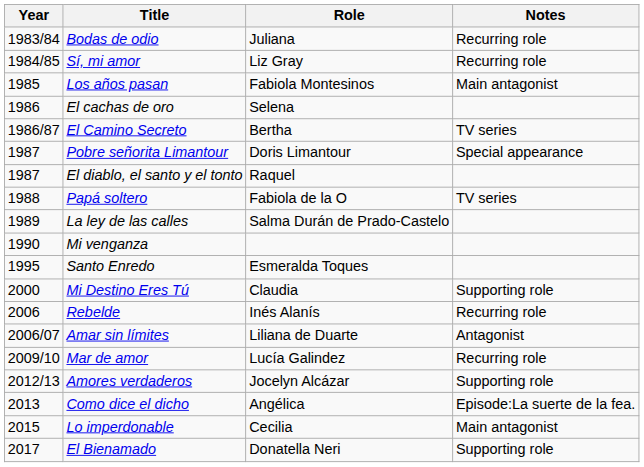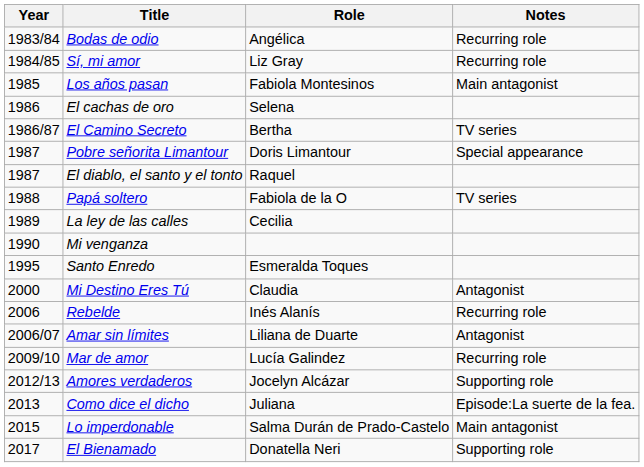(272, 38) Juliana -> (277, 38) Angélica
(349, 221) Salma Durán de Prado-Castelo -> (271, 221) Cecilia
(505, 289) Supporting role -> (490, 289) Antagonist
(277, 404) Angélica -> (272, 404) Juliana
(271, 426) Cecilia -> (349, 426) Salma Durán de Prado-Castelo
